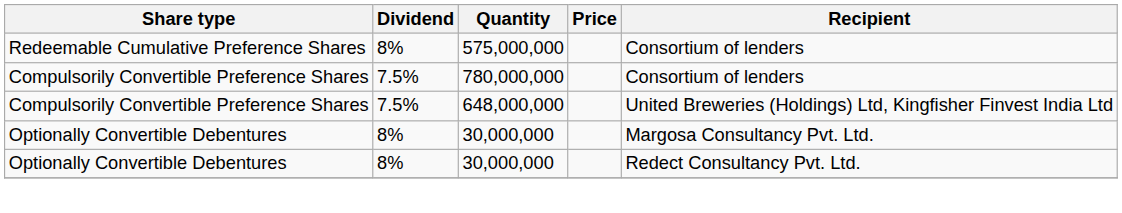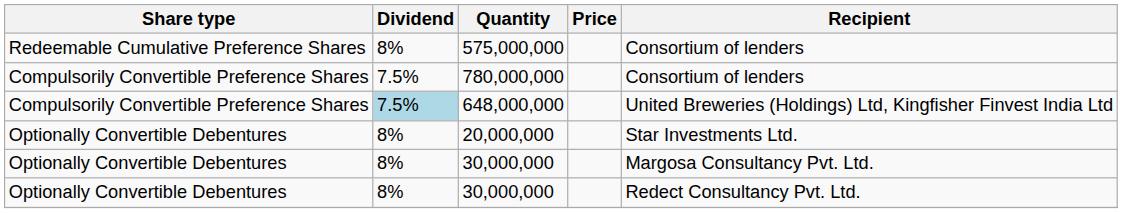(398, 105) no background -> (398, 105) lightblue background
+ row: (148, 134)
